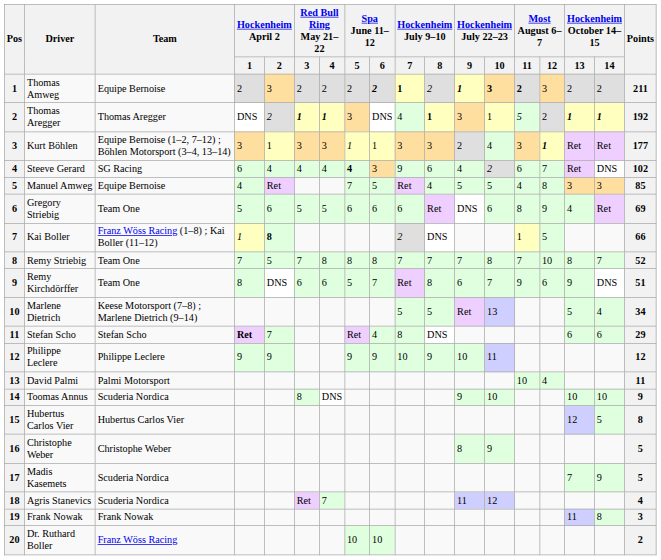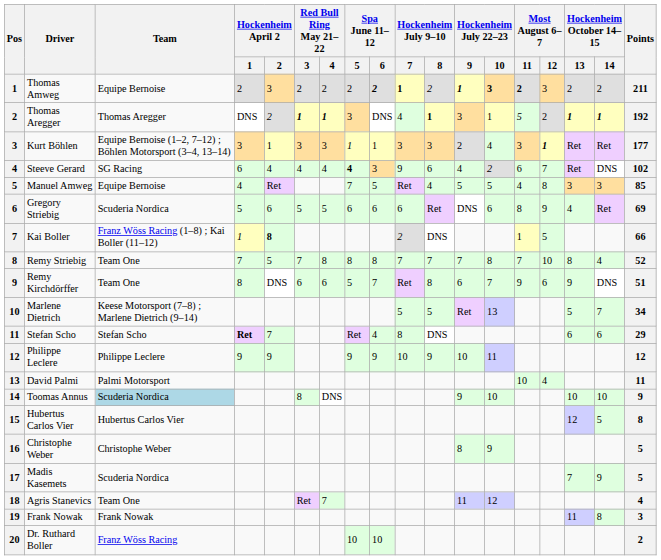(119, 208) Team One -> (133, 208) Scuderia Nordica
(599, 259) 7 -> (599, 259) 4
(599, 311) 4 -> (599, 311) 7
(133, 396) no background -> (133, 396) lightblue background
(133, 500) Scuderia Nordica -> (119, 500) Team One
